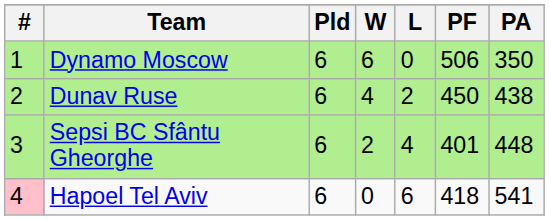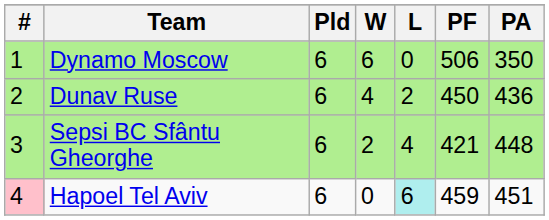(514, 96) 438 -> (514, 96) 436
(460, 146) 401 -> (460, 146) 421
(407, 196) no background -> (407, 196) paleturquoise background
(460, 196) 418 -> (460, 196) 459
(514, 196) 541 -> (514, 196) 451
